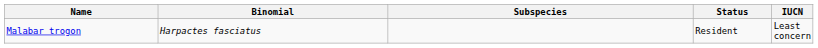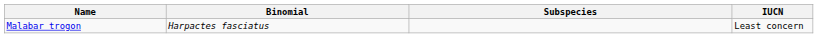- column: (732, 12)
